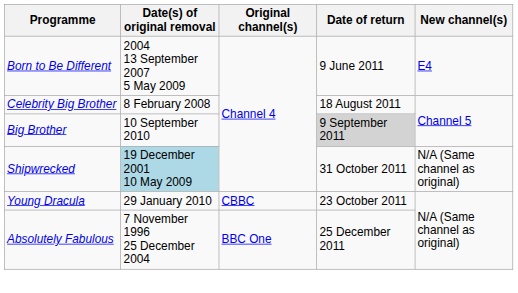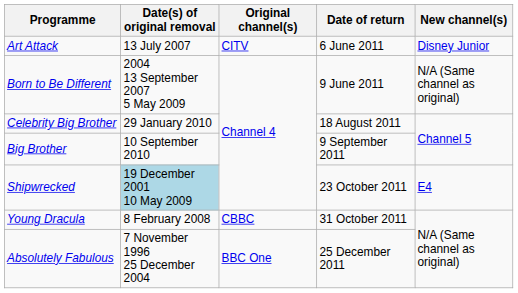+ row: (33, 45)
(425, 65) E4 -> (446, 84) N/A (Same channel as original)
(167, 104) 8 February 2008 -> (168, 123) 29 January 2010
(353, 130) lightgrey background -> (353, 148) no background
(363, 168) 31 October 2011 -> (363, 187) 23 October 2011
(446, 168) N/A (Same channel as original) -> (425, 187) E4
(168, 201) 29 January 2010 -> (167, 219) 8 February 2008
(363, 201) 23 October 2011 -> (363, 219) 31 October 2011
